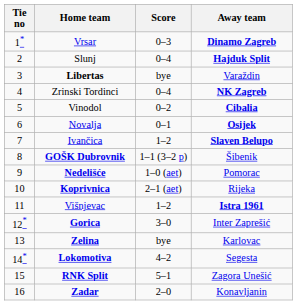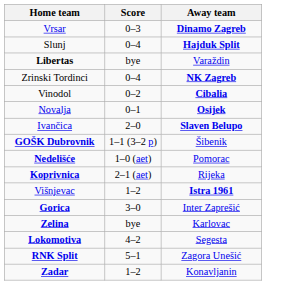- column: (19, 18)
(163, 140) 1–2 -> (133, 126) 2–0
(163, 292) 2–0 -> (133, 272) 1–2
